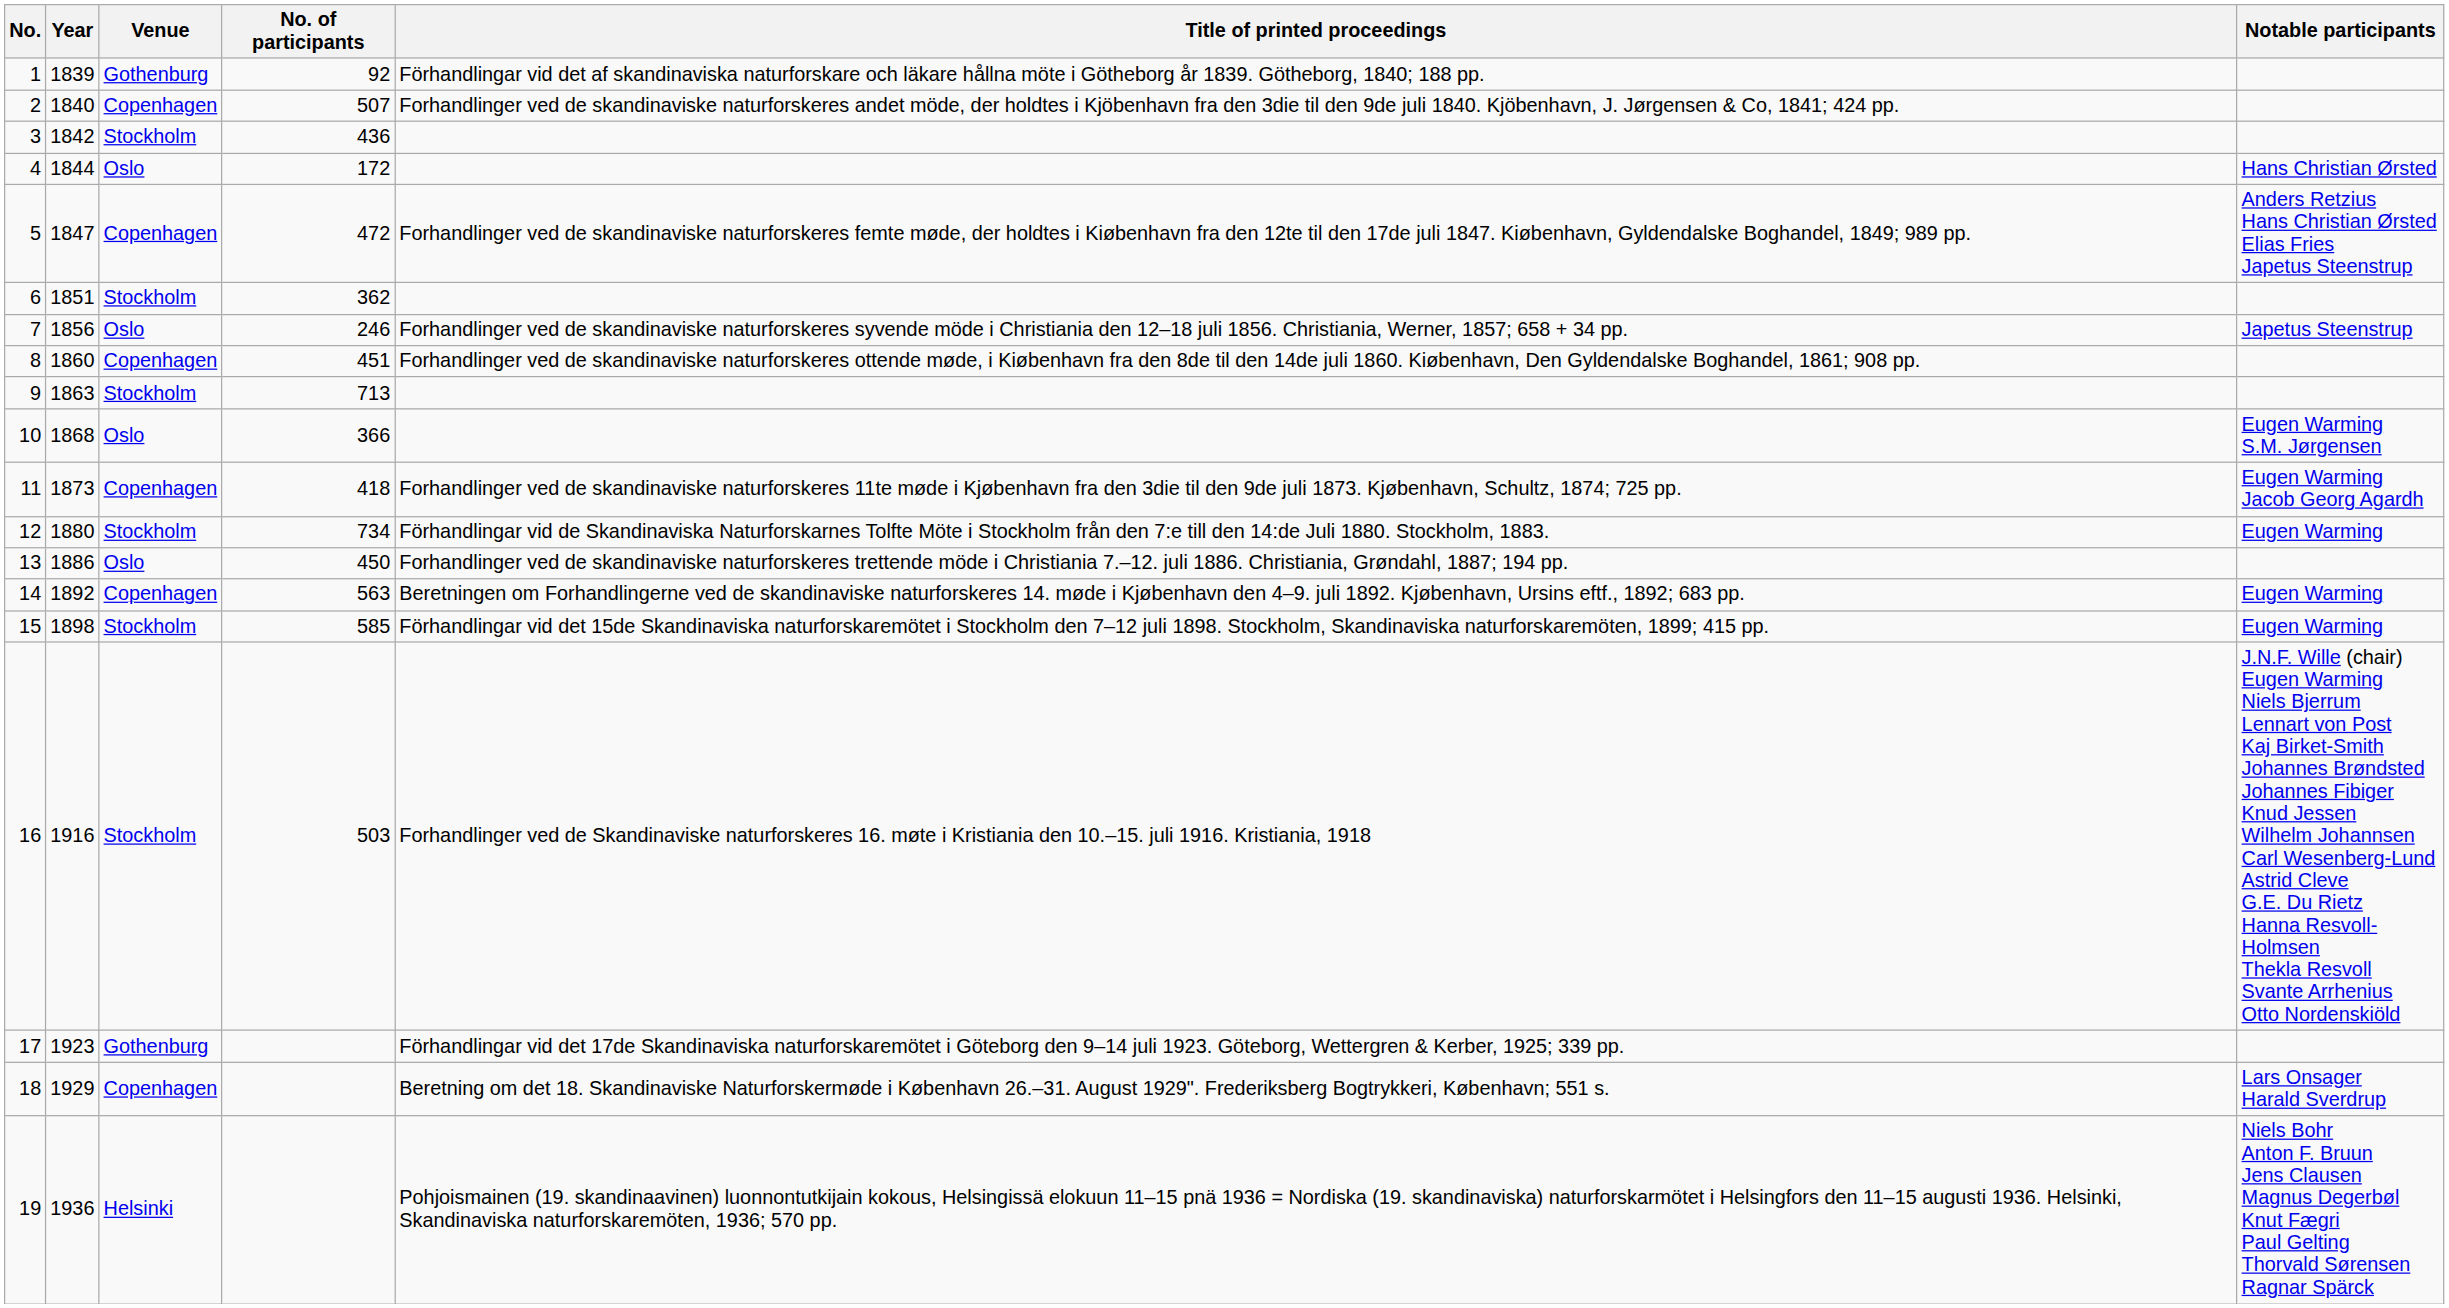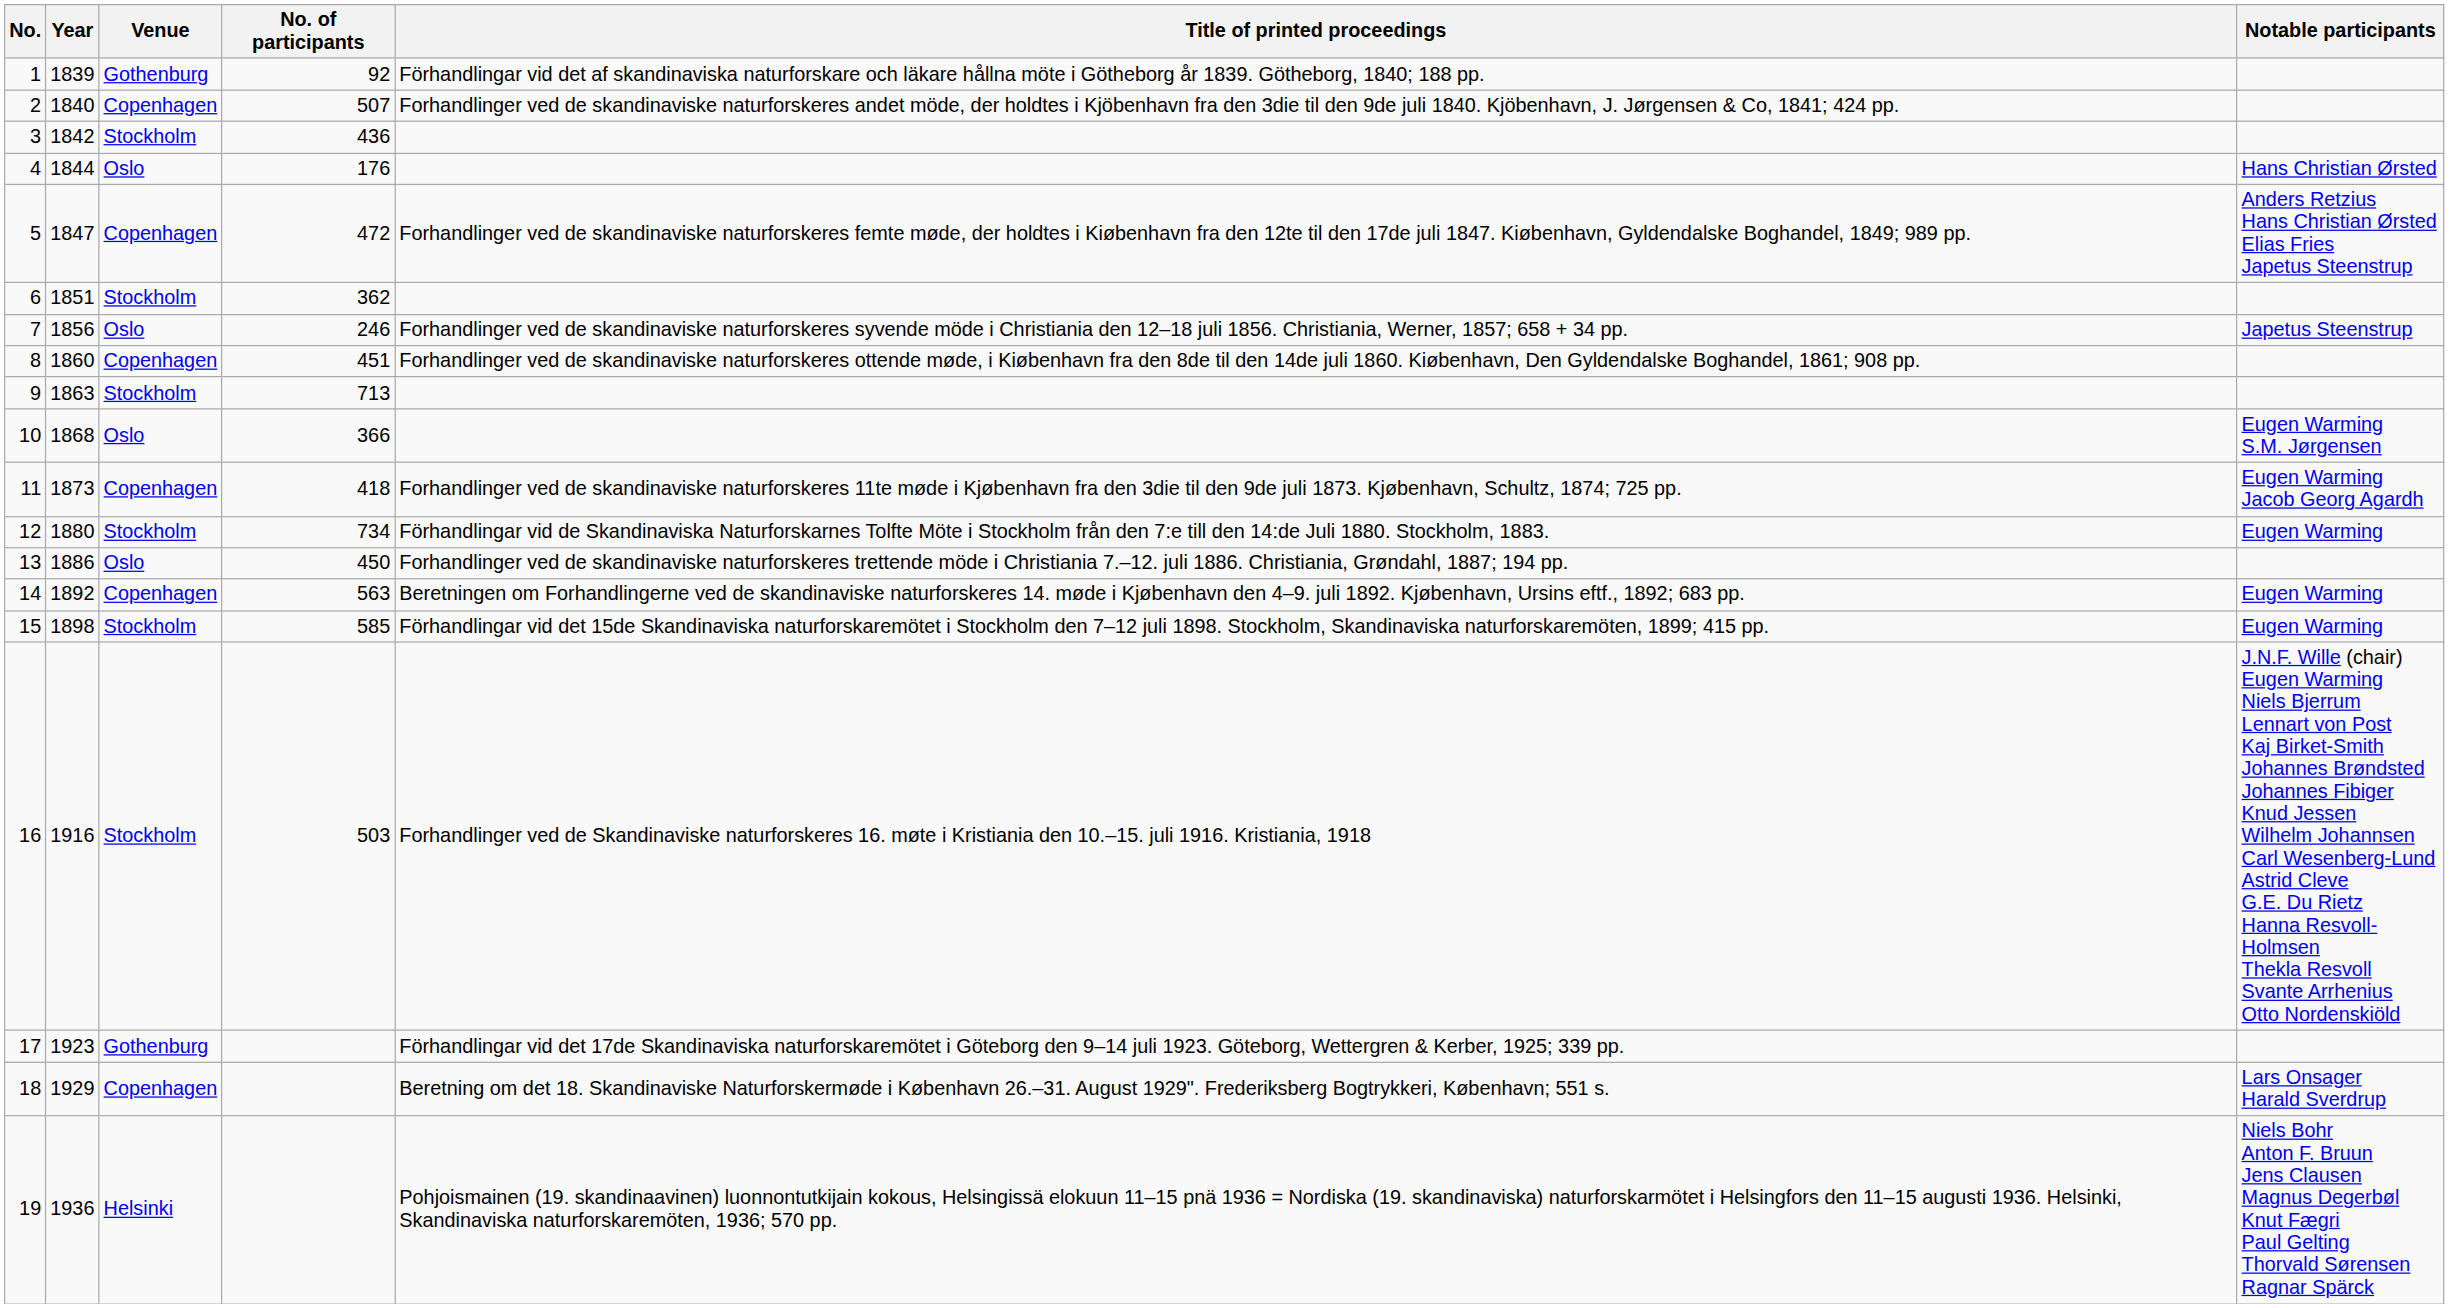(374, 168) 172 -> (374, 168) 176
